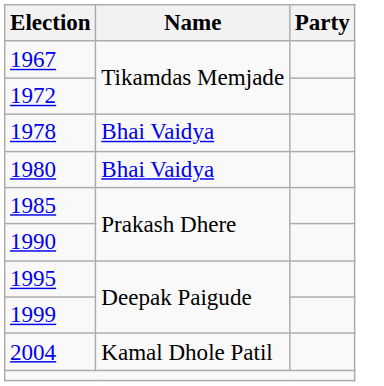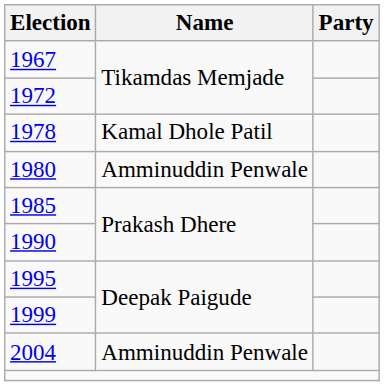(158, 132) Bhai Vaidya -> (187, 132) Kamal Dhole Patil
(158, 168) Bhai Vaidya -> (205, 168) Amminuddin Penwale
(187, 351) Kamal Dhole Patil -> (205, 351) Amminuddin Penwale
